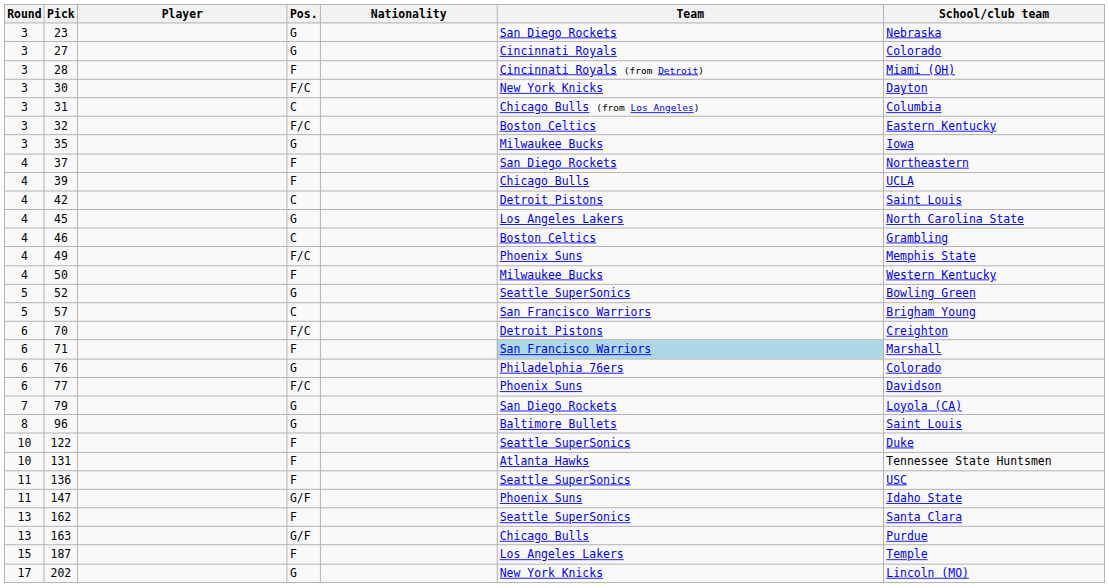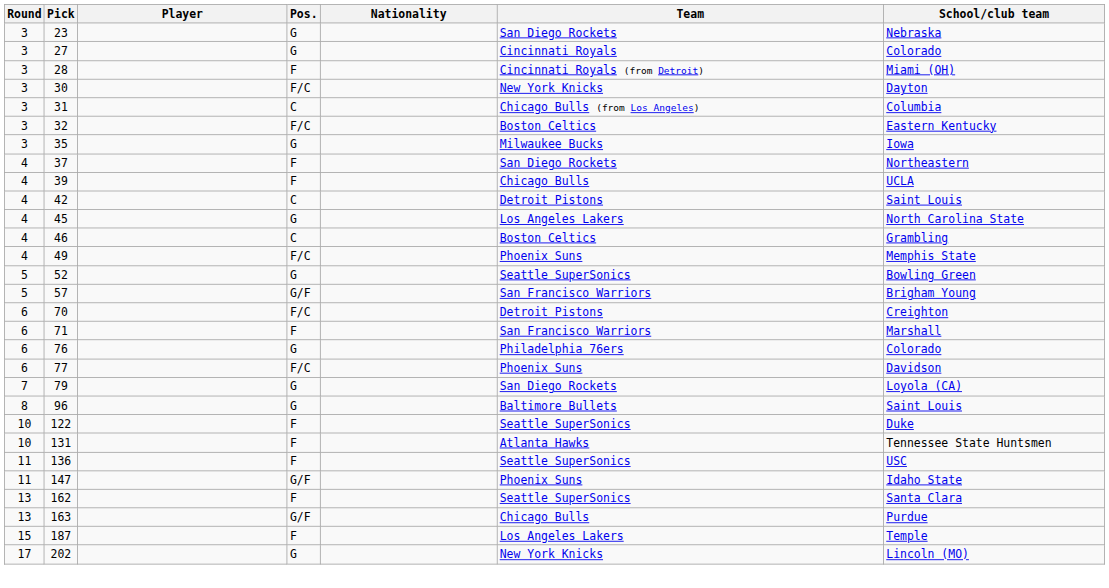- row: (61, 275)
(293, 312) C -> (300, 293) G/F
(575, 349) lightblue background -> (575, 331) no background
